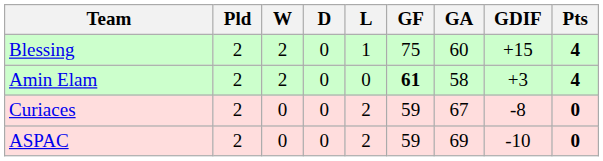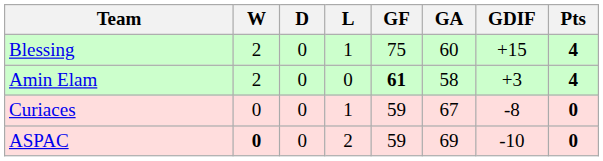- column: (238, 19)
(366, 110) 2 -> (348, 110) 1
(283, 140) normal -> (256, 140) bold
